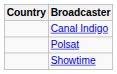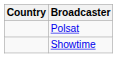- row: (79, 28)
